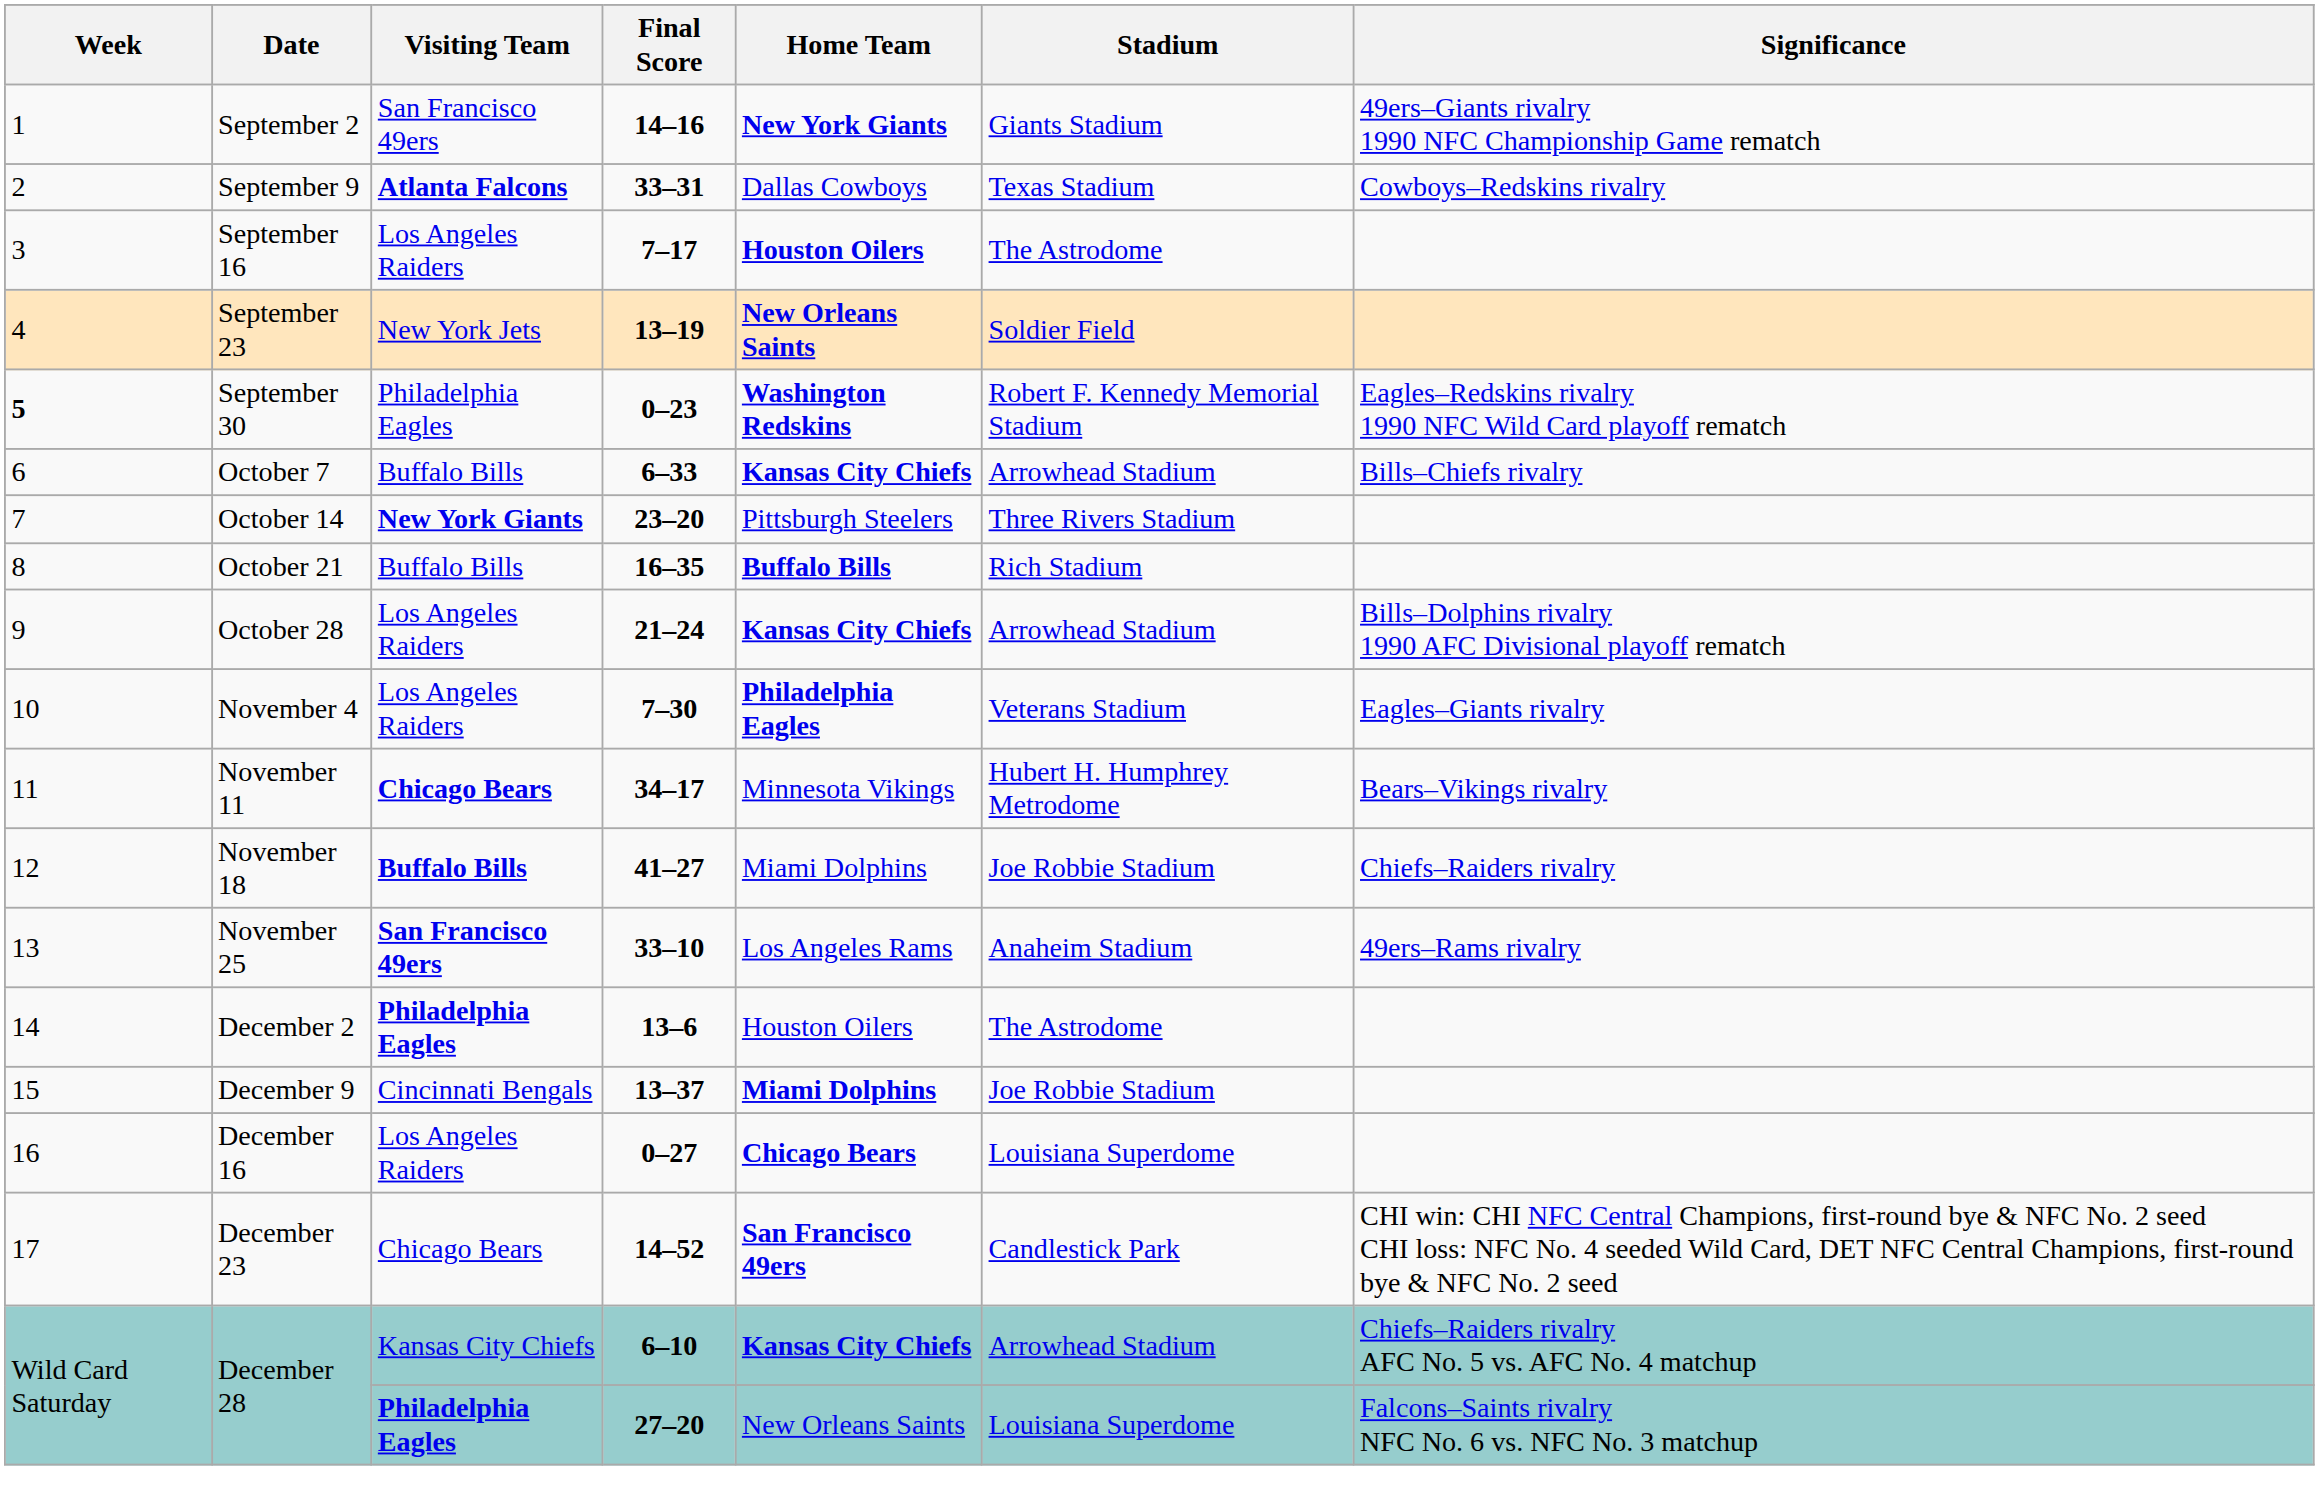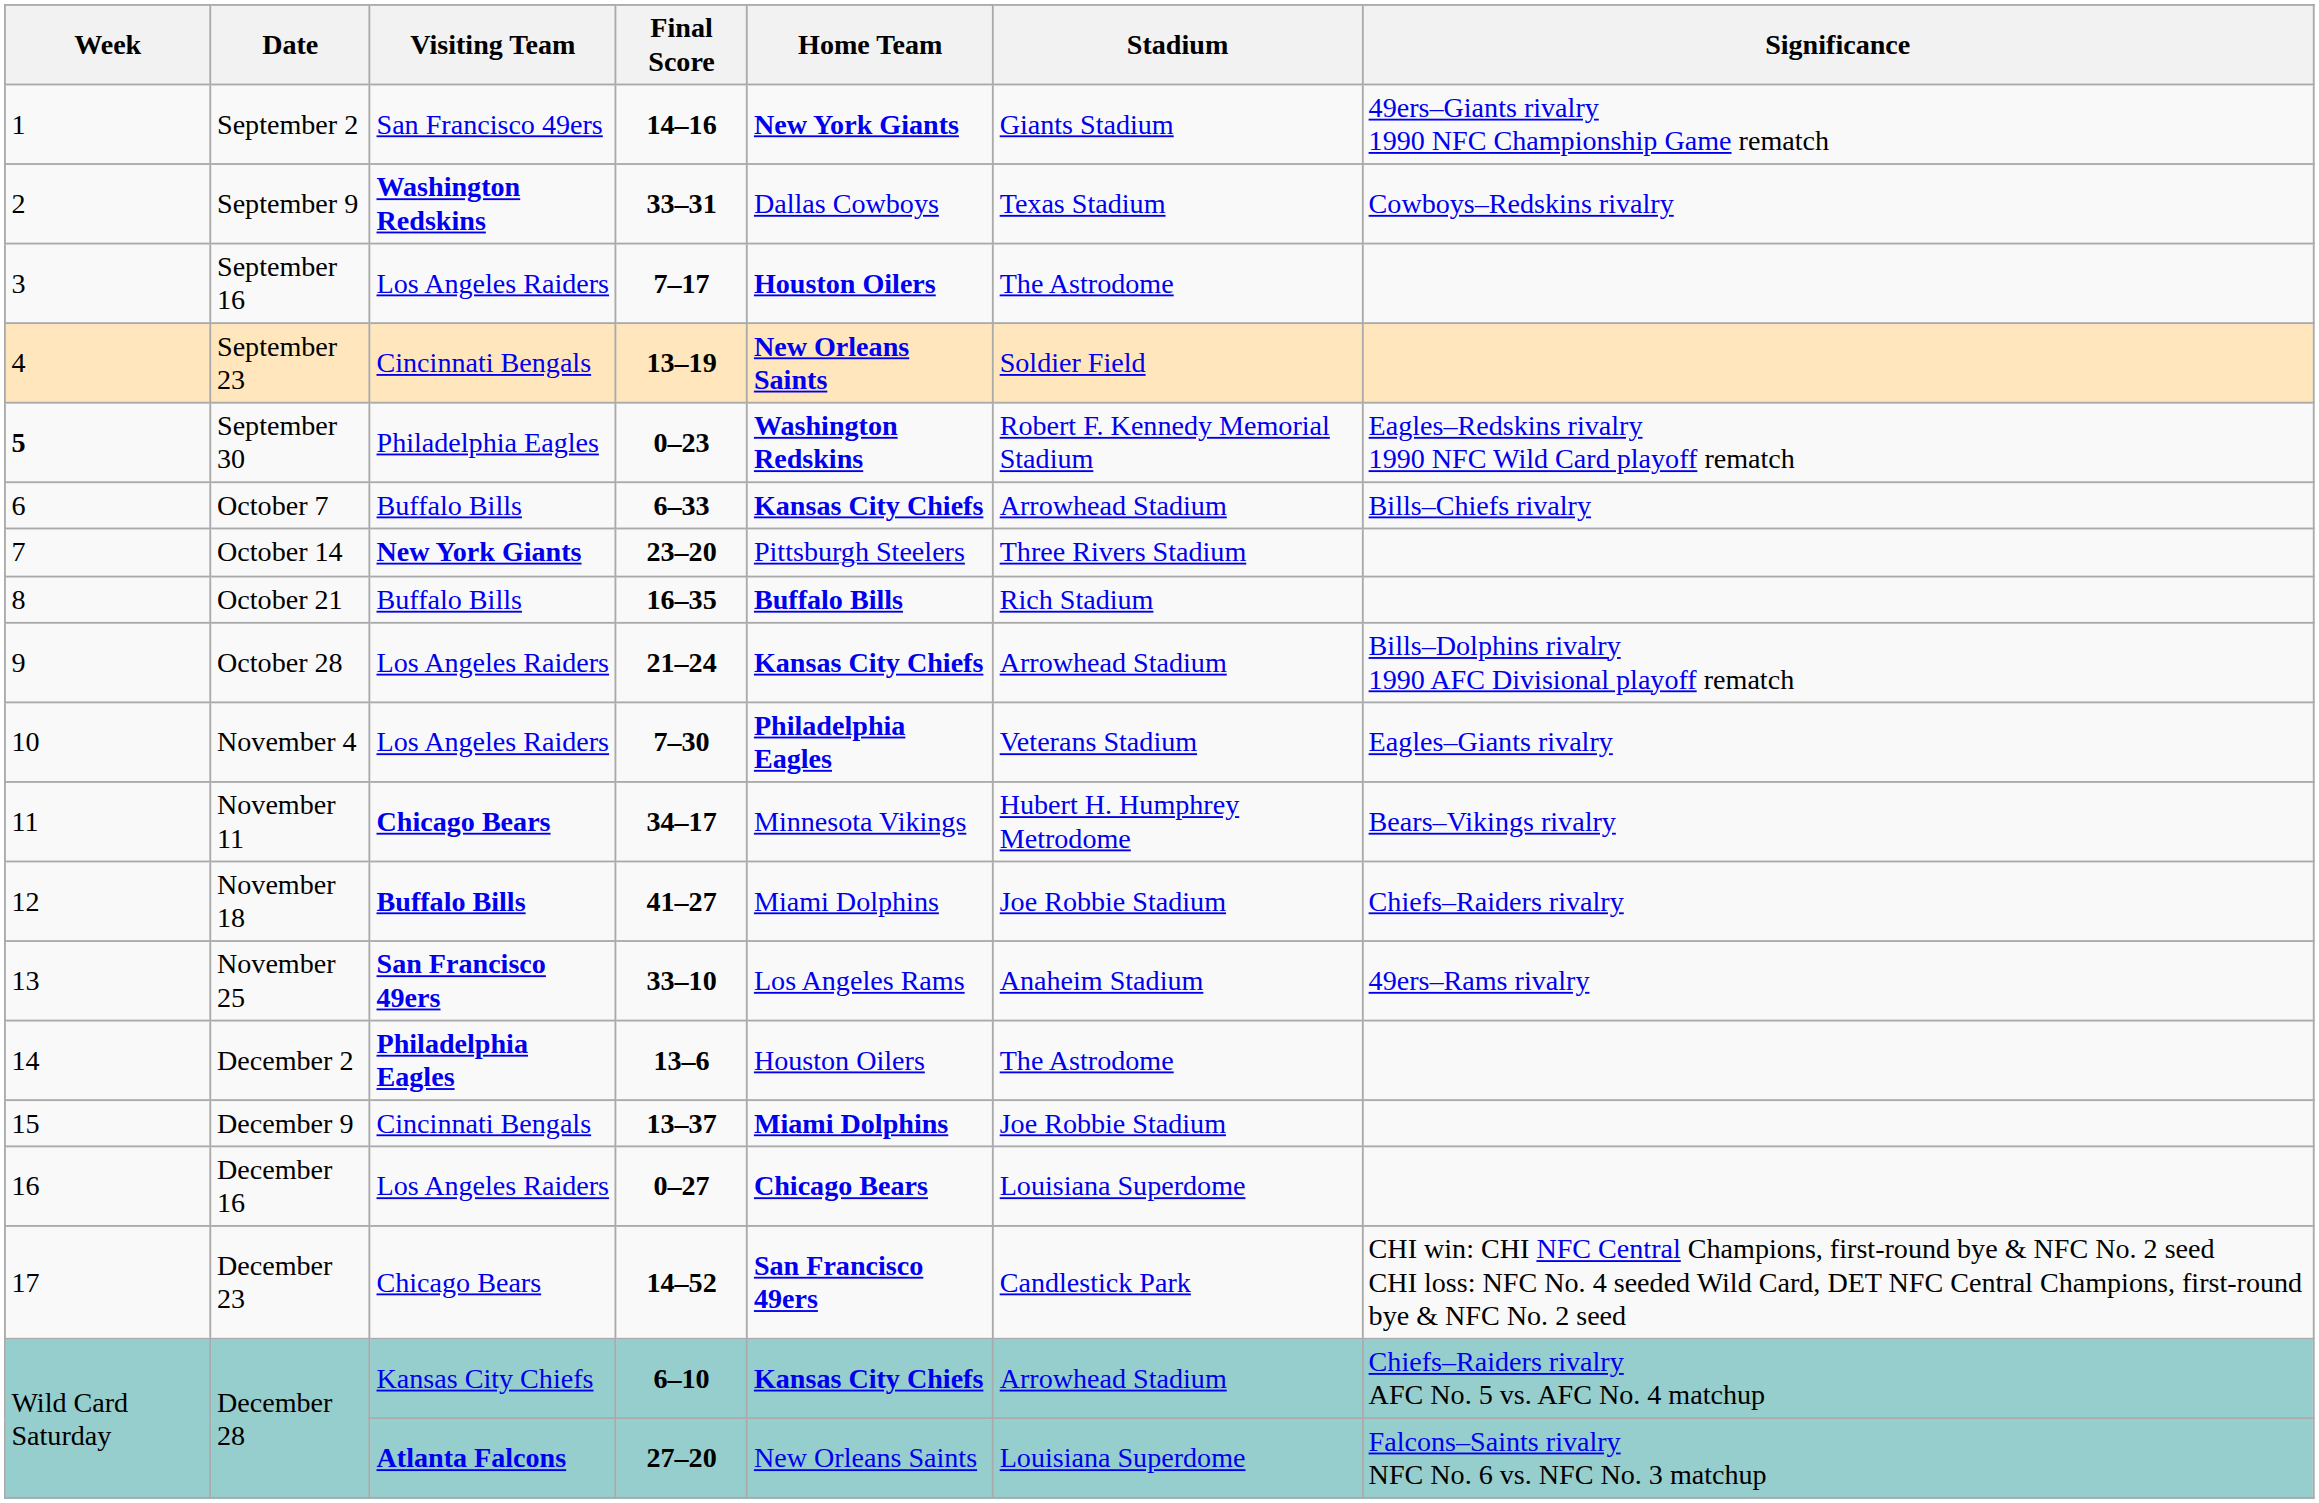(473, 187) Atlanta Falcons -> (448, 203) Washington Redskins
(459, 329) New York Jets -> (484, 363) Cincinnati Bengals
(454, 1424) Philadelphia Eagles -> (471, 1458) Atlanta Falcons
